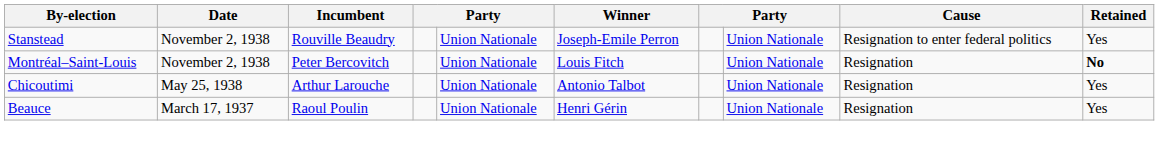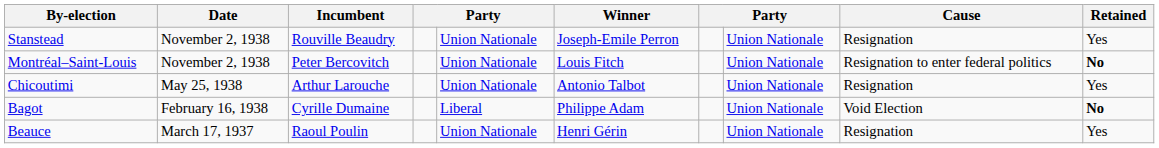(947, 39) Resignation to enter federal politics -> (878, 39) Resignation
(878, 62) Resignation -> (947, 62) Resignation to enter federal politics
+ row: (25, 108)
